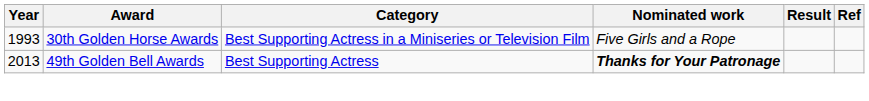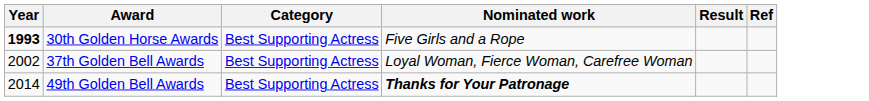(24, 38) normal -> (24, 38) bold
(407, 38) Best Supporting Actress in a Miniseries or Television Film -> (302, 38) Best Supporting Actress
+ row: (125, 61)
(24, 61) 2013 -> (24, 84) 2014
